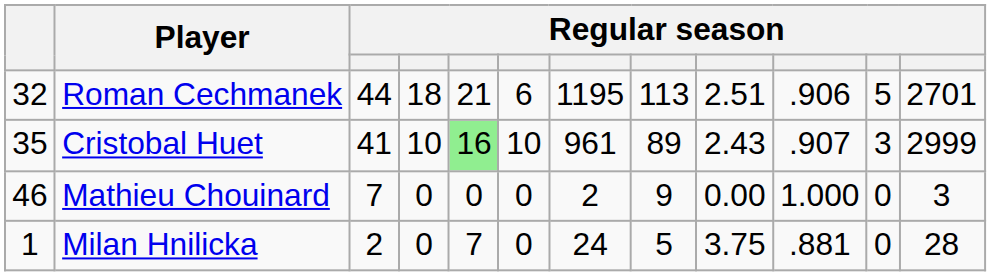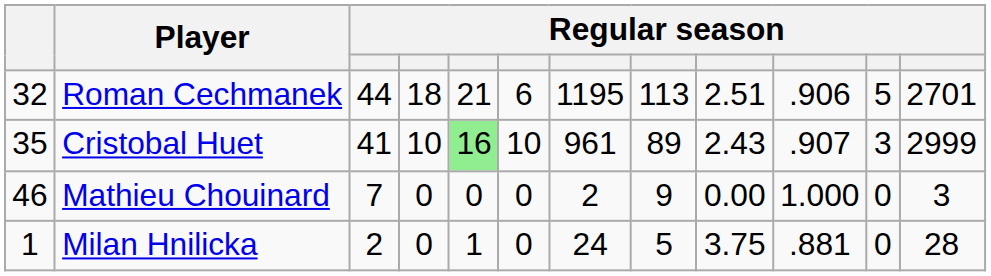(474, 245) 7 -> (474, 245) 1
